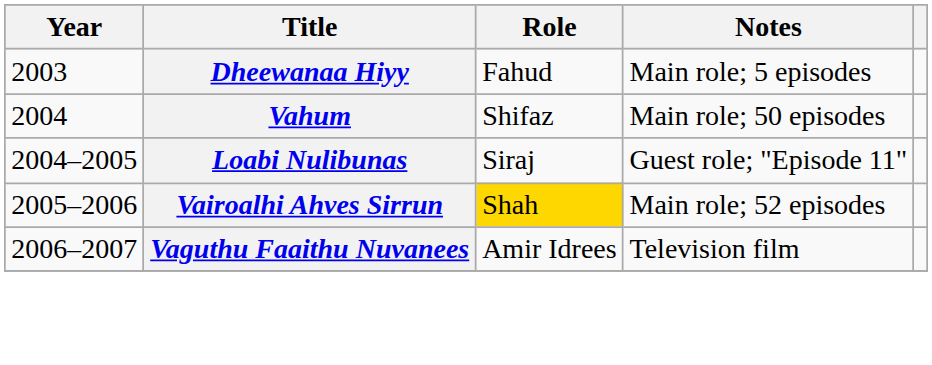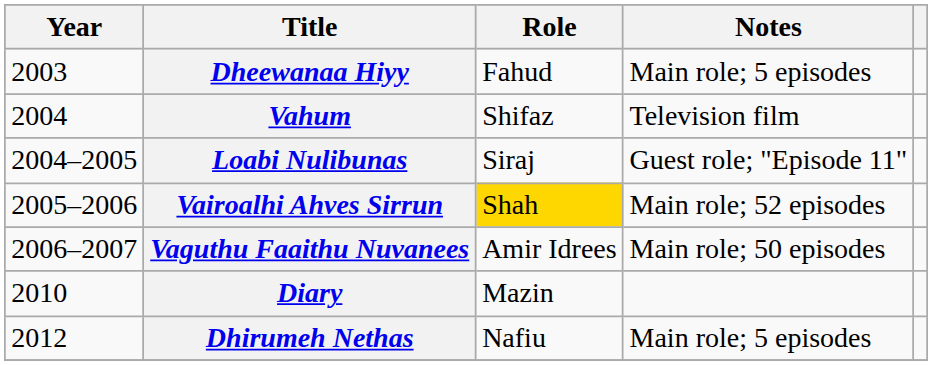(757, 115) Main role; 50 episodes -> (714, 115) Television film
(714, 248) Television film -> (757, 248) Main role; 50 episodes
+ row: (310, 293)
+ row: (310, 337)
